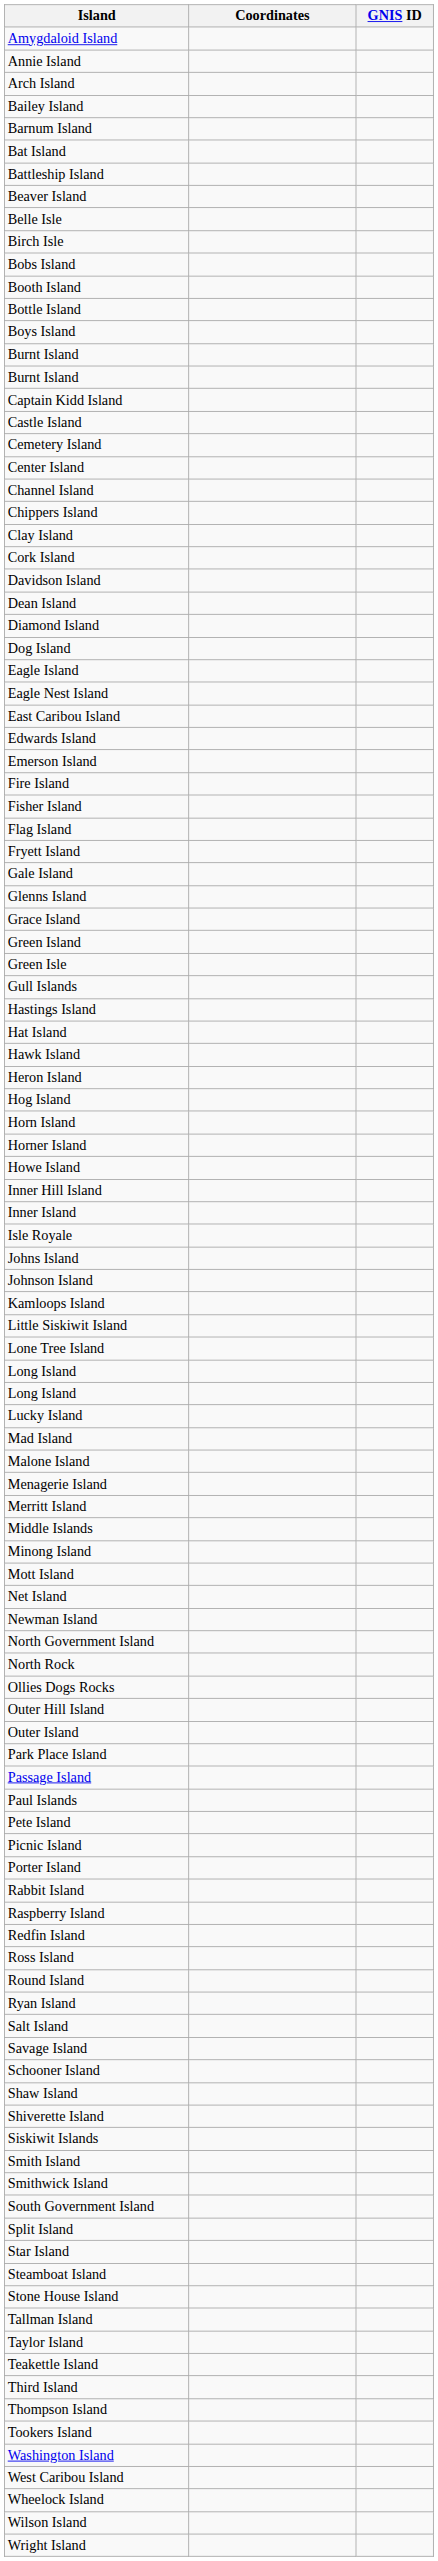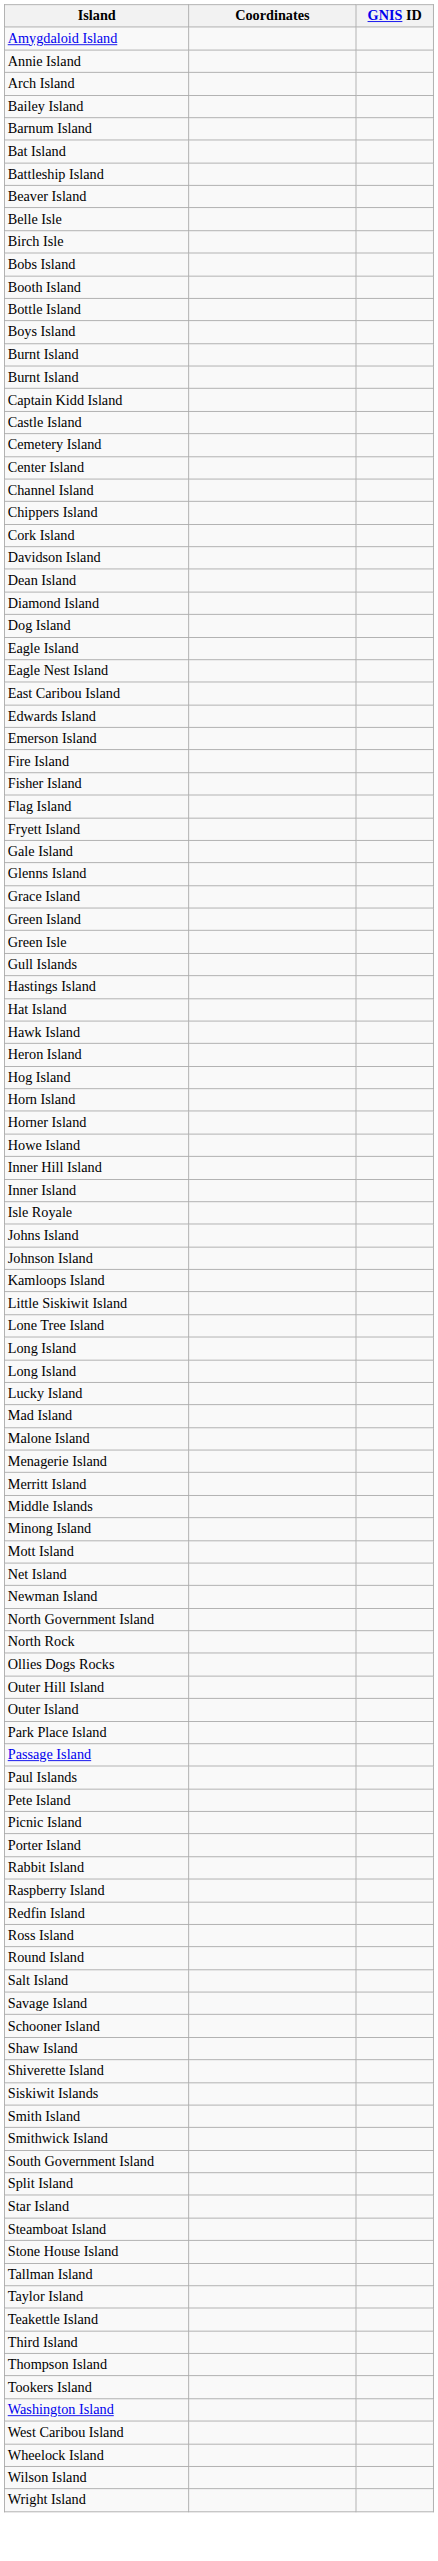- row: (40, 535)
- row: (42, 2003)
